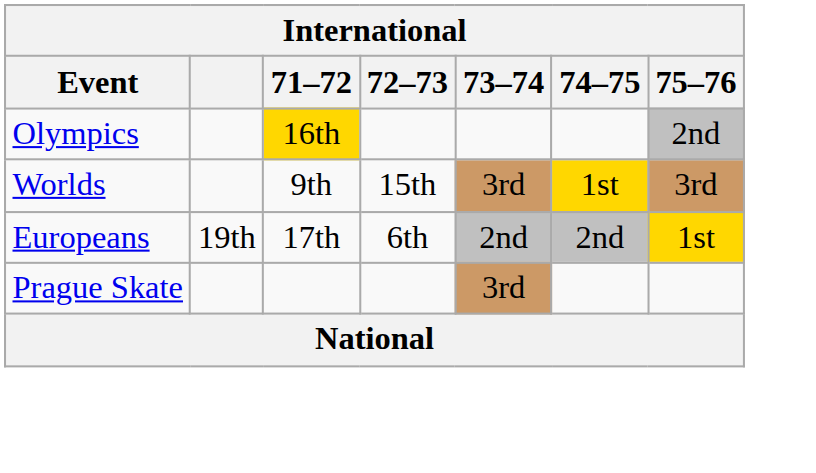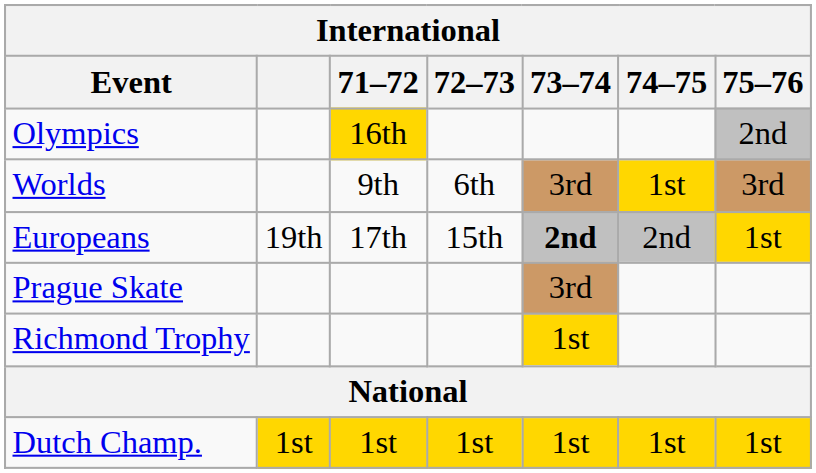(407, 184) 15th -> (474, 184) 6th
(407, 236) 6th -> (474, 236) 15th
(504, 236) normal -> (570, 236) bold
+ row: (131, 339)
+ row: (107, 442)
